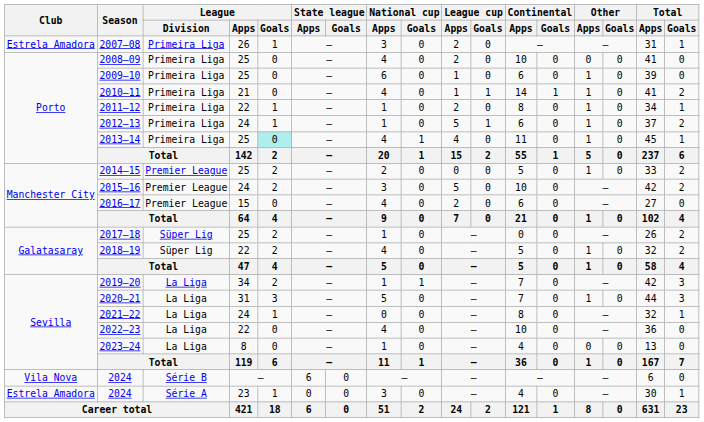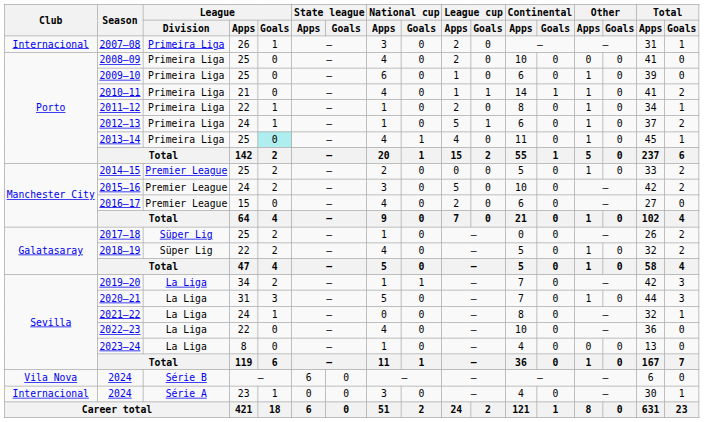(51, 44) Estrela Amadora -> (51, 44) Internacional
(51, 394) Estrela Amadora -> (51, 394) Internacional
